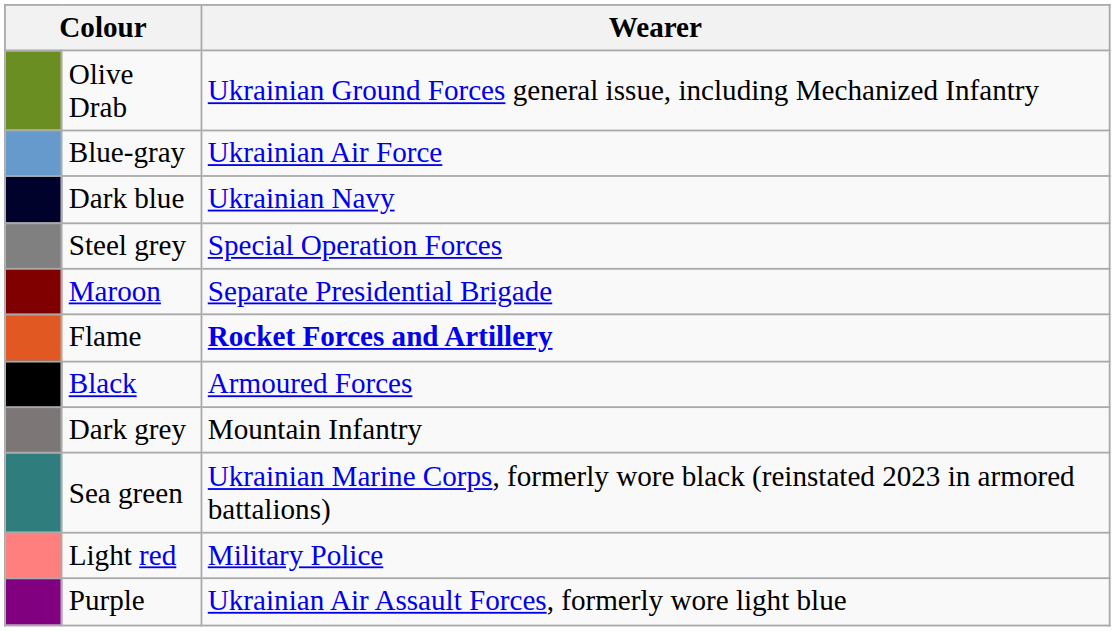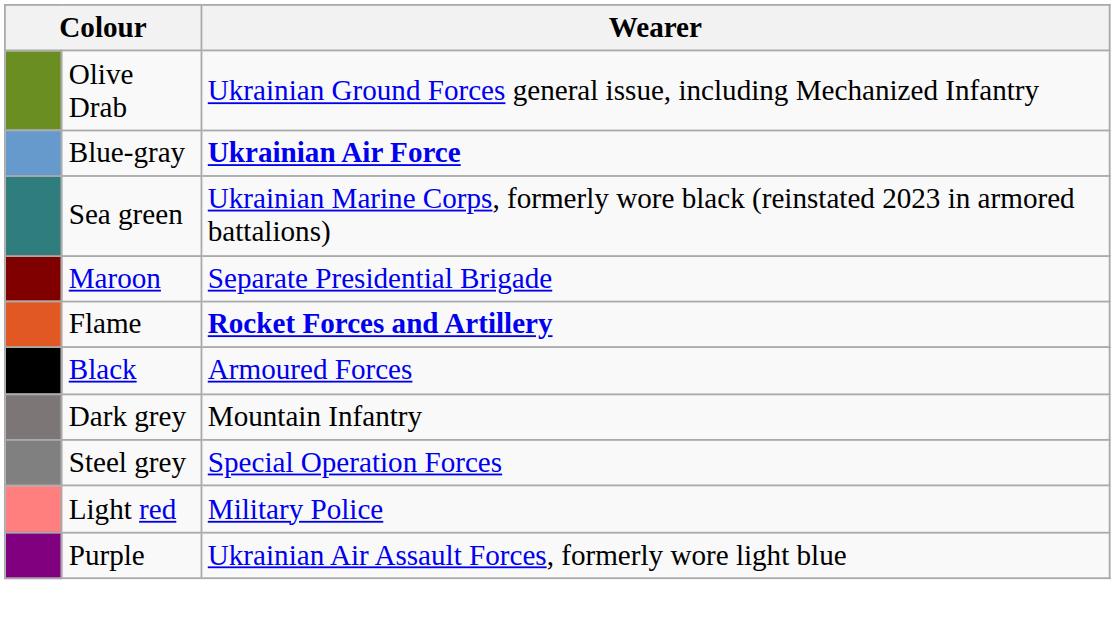(325, 152) normal -> (334, 152) bold
- row: (127, 198)
rows swapped: (127, 245) <-> (126, 492)
